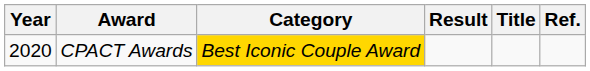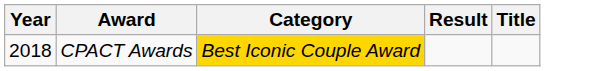- column: (563, 19)
(30, 50) 2020 -> (30, 50) 2018
